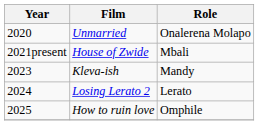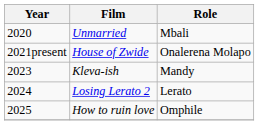(205, 33) Onalerena Molapo -> (174, 33) Mbali
(174, 52) Mbali -> (205, 52) Onalerena Molapo
